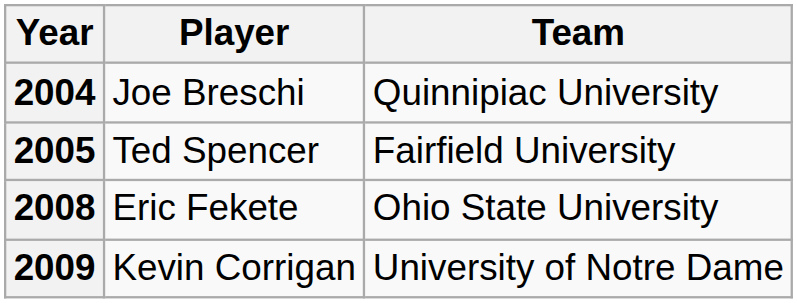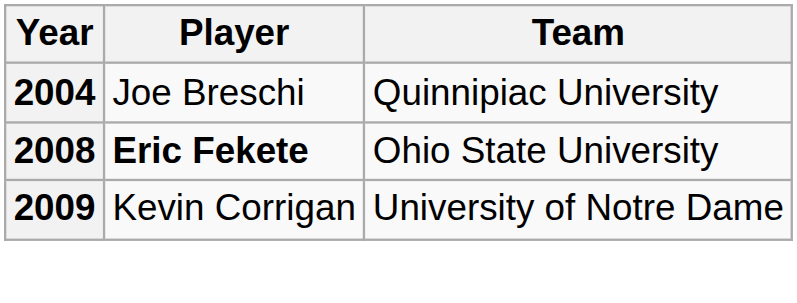- row: (55, 150)
(206, 208) normal -> (211, 150) bold
